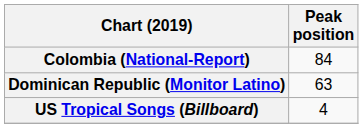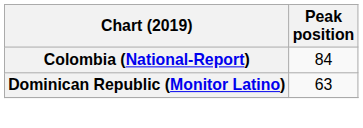- row: (147, 110)
